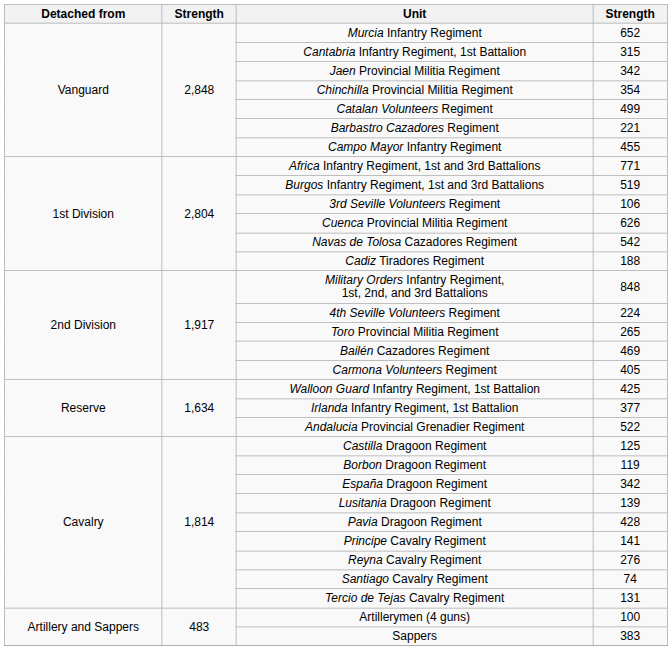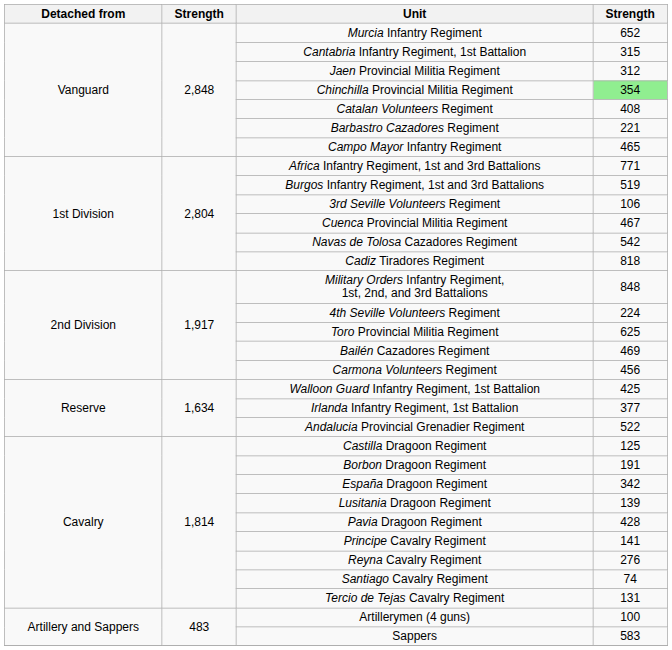(630, 71) 342 -> (630, 71) 312
(630, 90) no background -> (630, 90) lightgreen background
(630, 109) 499 -> (630, 109) 408
(630, 147) 455 -> (630, 147) 465
(630, 223) 626 -> (630, 223) 467
(630, 261) 188 -> (630, 261) 818
(630, 332) 265 -> (630, 332) 625
(630, 370) 405 -> (630, 370) 456
(630, 465) 119 -> (630, 465) 191
(630, 636) 383 -> (630, 636) 583
